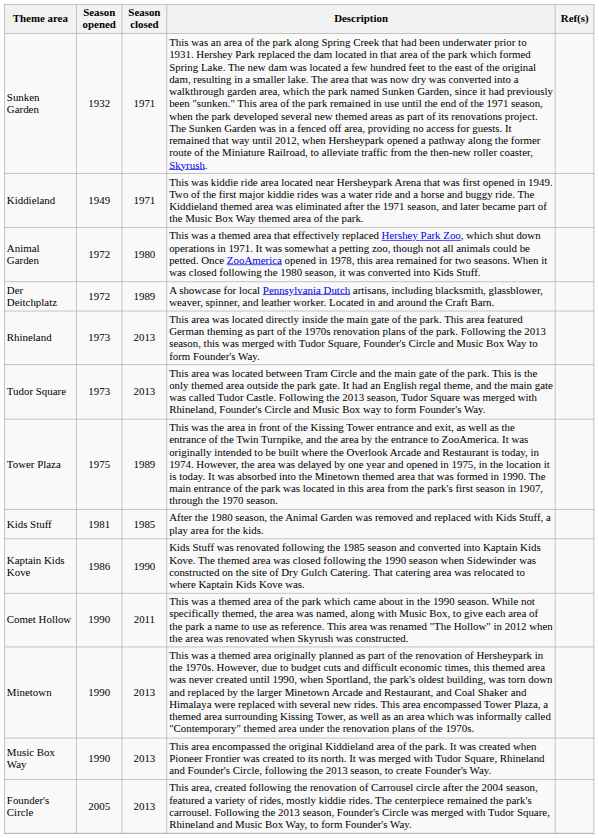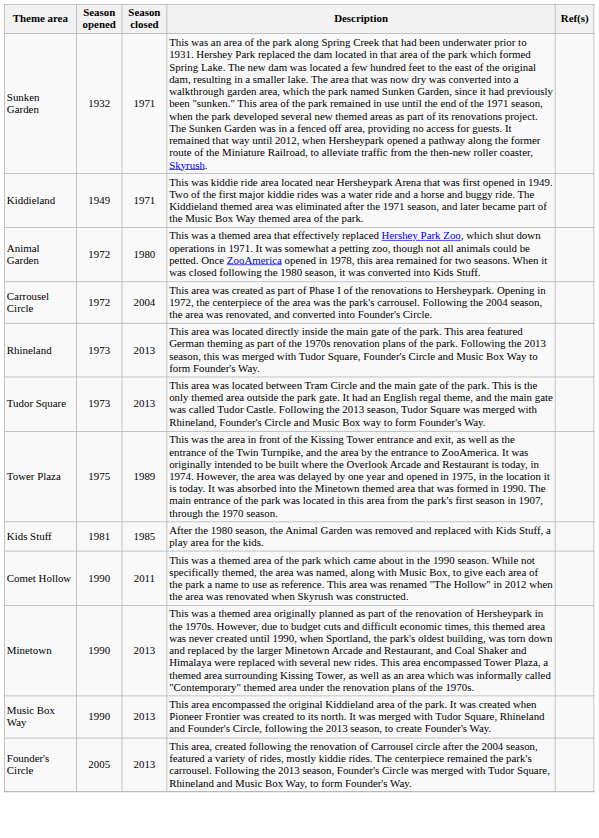- row: (32, 296)
+ row: (28, 302)
- row: (36, 566)
